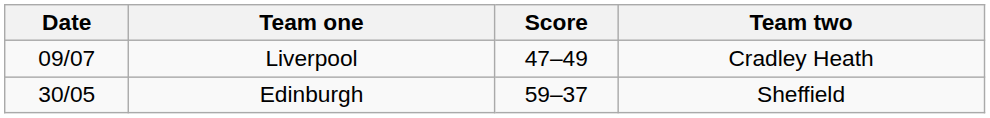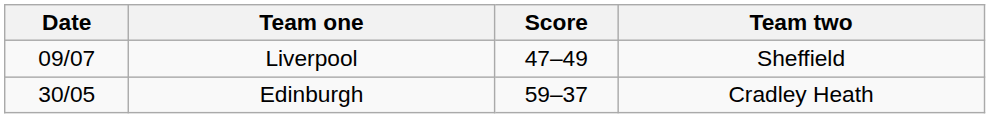(801, 58) Cradley Heath -> (801, 58) Sheffield
(801, 94) Sheffield -> (801, 94) Cradley Heath
